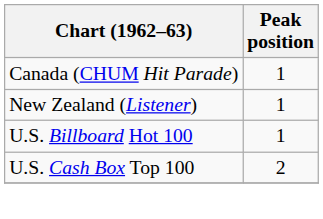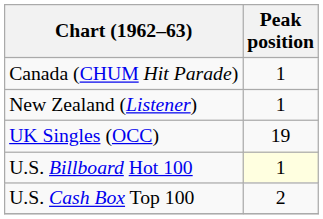+ row: (84, 135)
(281, 135) no background -> (281, 167) lightyellow background
